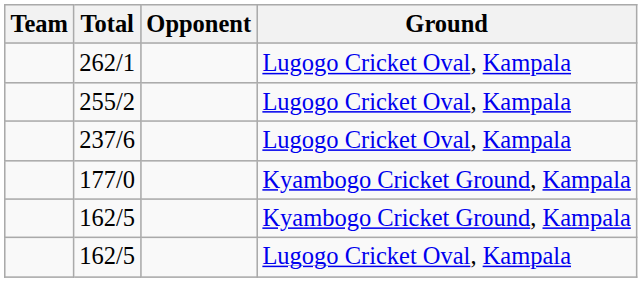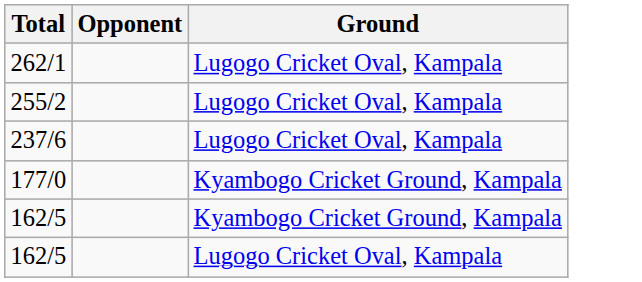- column: (39, 23)
